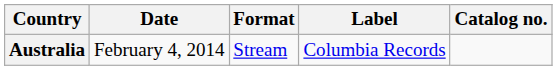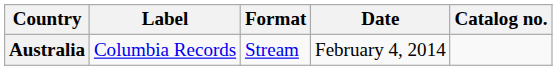columns swapped: (159, 19) <-> (375, 19)
